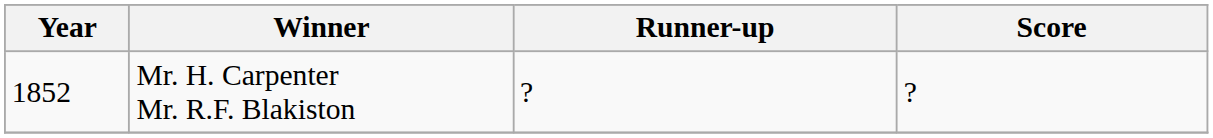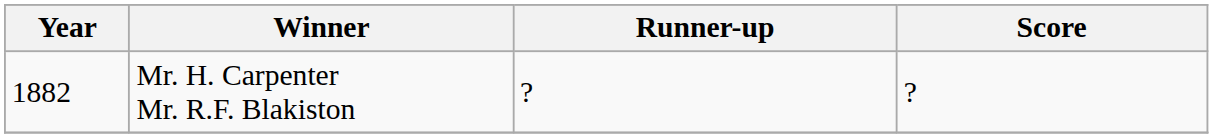(41, 91) 1852 -> (41, 91) 1882
